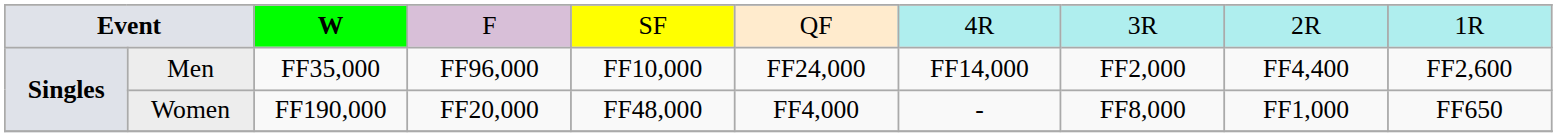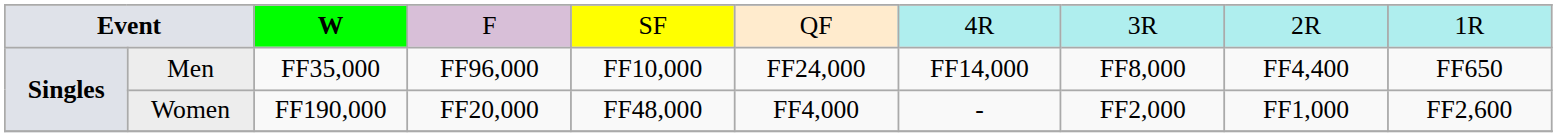(1143, 68) FF2,000 -> (1143, 68) FF8,000
(1469, 68) FF2,600 -> (1469, 68) FF650
(1143, 110) FF8,000 -> (1143, 110) FF2,000
(1469, 110) FF650 -> (1469, 110) FF2,600
